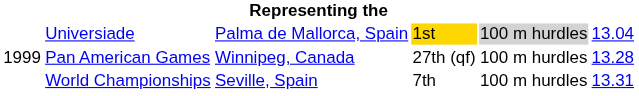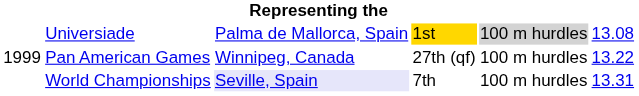(613, 34) 13.04 -> (613, 34) 13.08
(613, 57) 13.28 -> (613, 57) 13.22
(266, 80) no background -> (266, 80) lavender background
